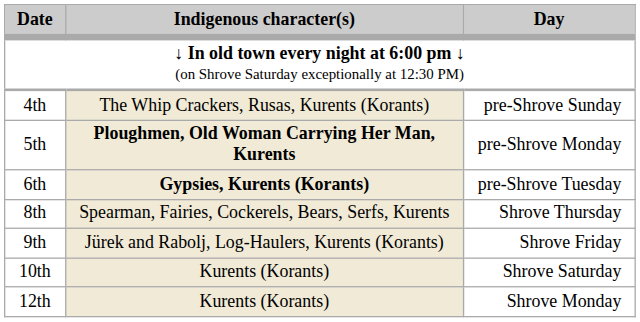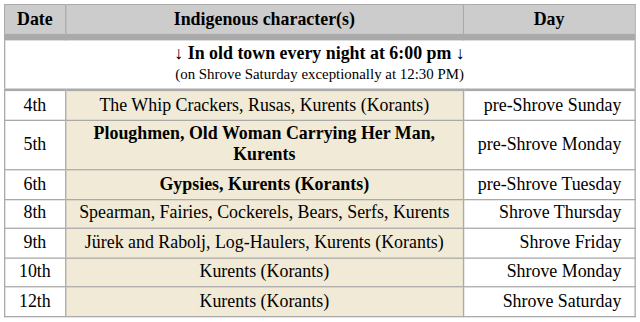(566, 271) Shrove Saturday -> (568, 271) Shrove Monday
(568, 300) Shrove Monday -> (566, 300) Shrove Saturday
